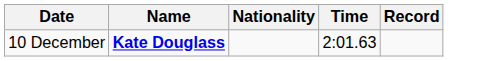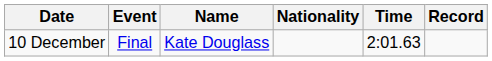+ column: (135, 17)
(169, 42) bold -> (217, 42) normal
